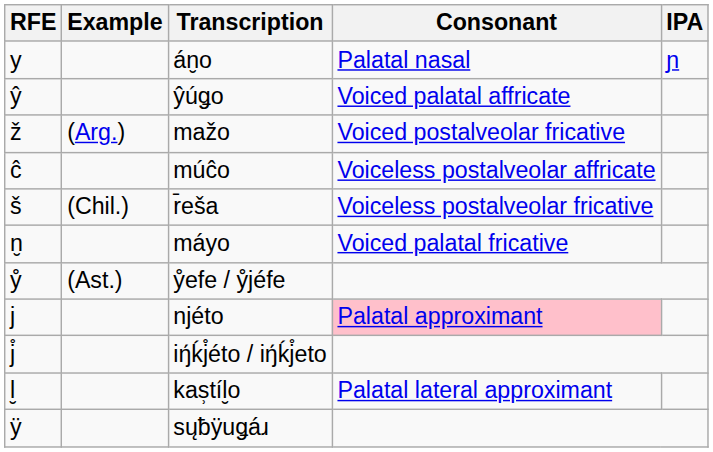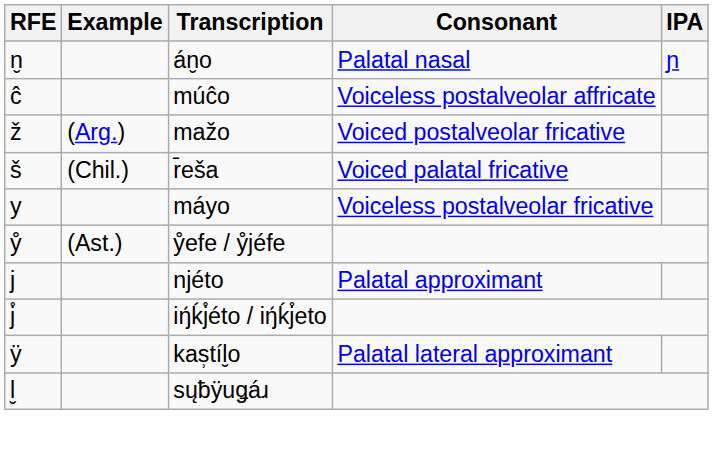(16, 59) y -> (17, 59) n̮
- row: (198, 96)
rows swapped: (202, 170) <-> (202, 133)
(495, 206) Voiceless postalveolar fricative -> (453, 170) Voiced palatal fricative
(17, 243) n̮ -> (16, 206) y
(453, 243) Voiced palatal fricative -> (495, 206) Voiceless postalveolar fricative
(440, 317) pink background -> (440, 280) no background
(13, 390) l̮ -> (16, 354) ÿ
(16, 427) ÿ -> (13, 390) l̮
